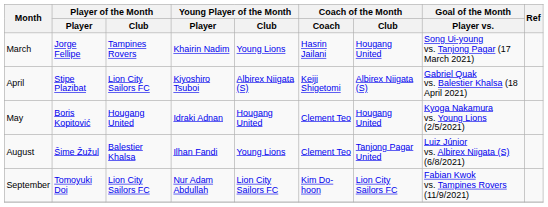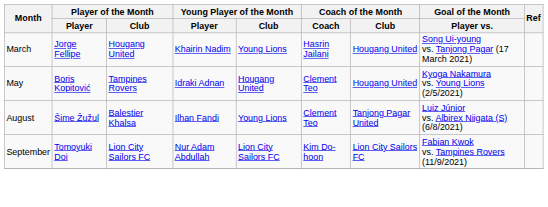(127, 50) Tampines Rovers -> (127, 50) Hougang United
- row: (15, 84)
(126, 118) Hougang United -> (128, 84) Tampines Rovers
